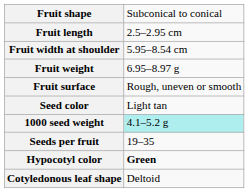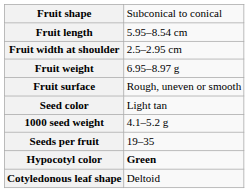(154, 32) 2.5–2.95 cm -> (157, 32) 5.95–8.54 cm
(157, 50) 5.95–8.54 cm -> (154, 50) 2.5–2.95 cm
(147, 123) paleturquoise background -> (147, 123) no background
